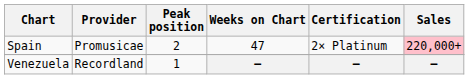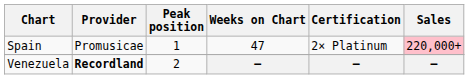(176, 46) 2 -> (176, 46) 1
(109, 64) normal -> (109, 64) bold
(176, 64) 1 -> (176, 64) 2
